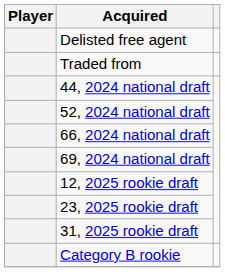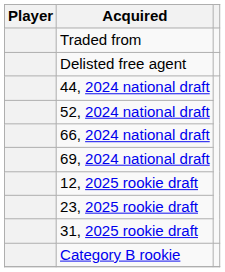rows swapped: (123, 40) <-> (101, 64)
